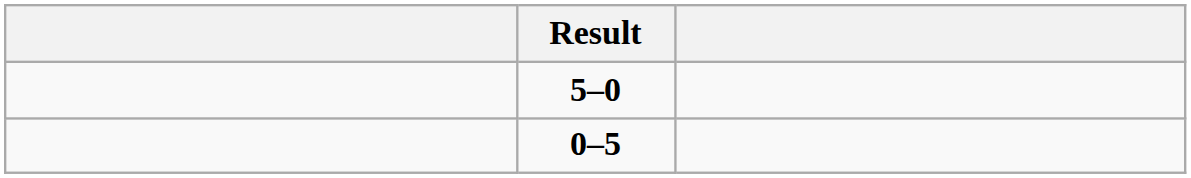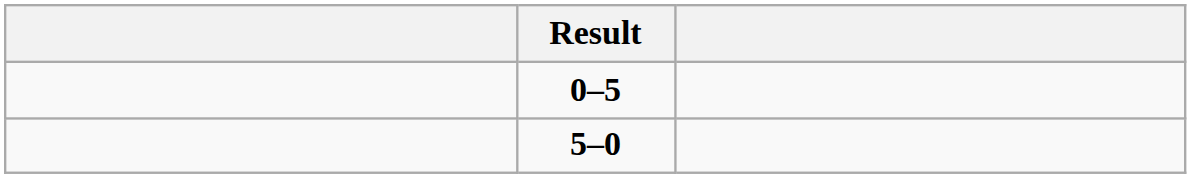rows swapped: (595, 145) <-> (595, 88)
